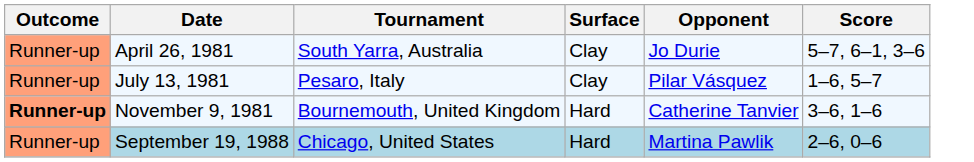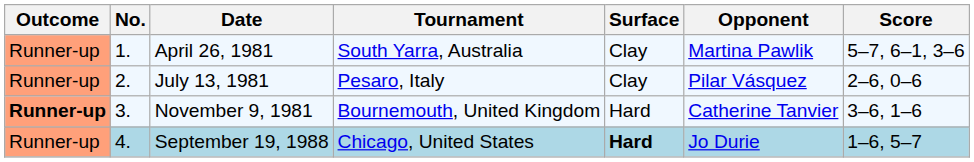+ column: (130, 19)
(684, 50) Jo Durie -> (751, 50) Martina Pawlik
(845, 80) 1–6, 5–7 -> (885, 80) 2–6, 0–6
(590, 141) normal -> (631, 141) bold
(711, 141) Martina Pawlik -> (724, 141) Jo Durie
(845, 141) 2–6, 0–6 -> (885, 141) 1–6, 5–7
